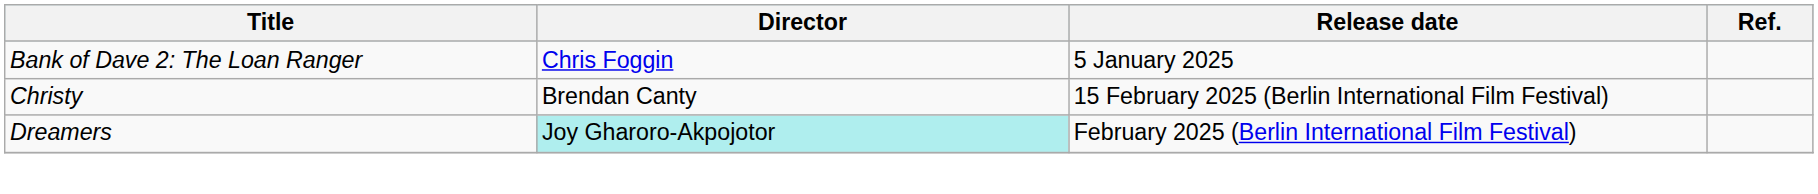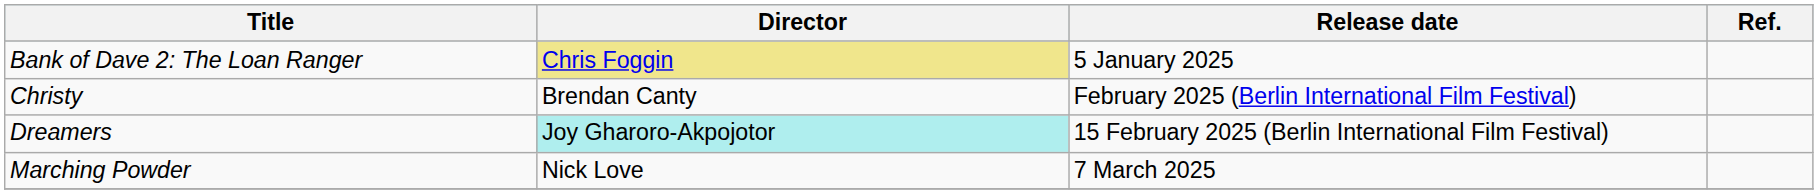(608, 59) no background -> (608, 59) khaki background
(1341, 96) 15 February 2025 (Berlin International Film Festival) -> (1325, 96) February 2025 (Berlin International Film Festival)
(1325, 133) February 2025 (Berlin International Film Festival) -> (1341, 133) 15 February 2025 (Berlin International Film Festival)
+ row: (100, 170)
